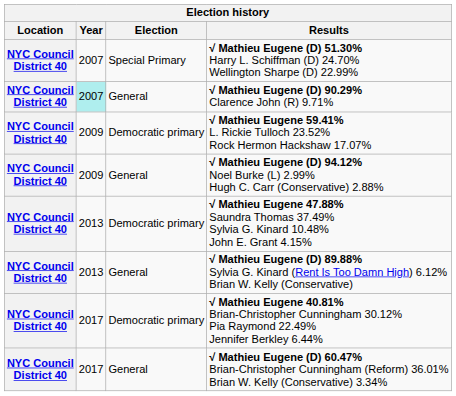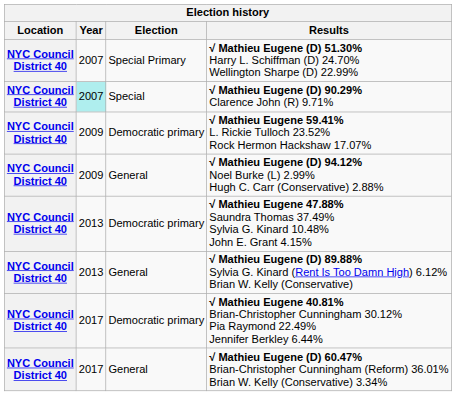(128, 96) General -> (127, 96) Special
